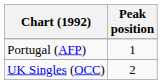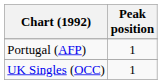(132, 69) 2 -> (132, 69) 1
